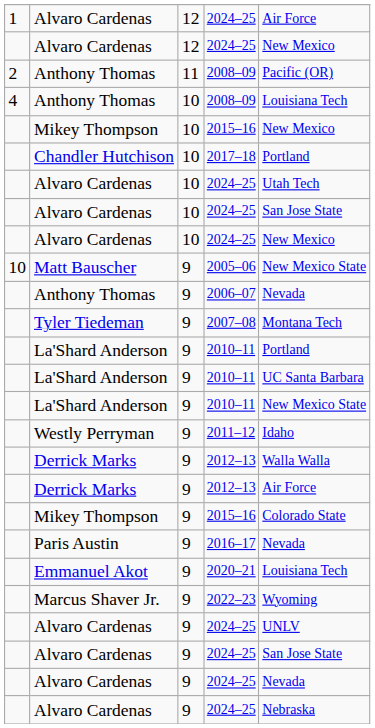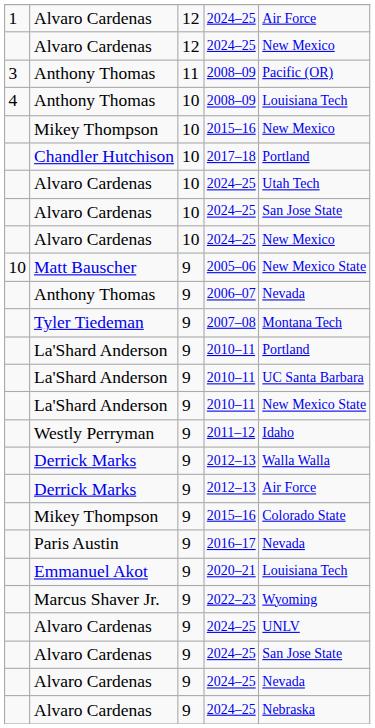(13, 73) 2 -> (13, 73) 3
